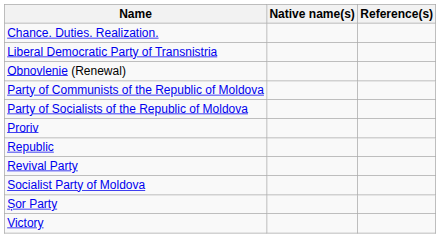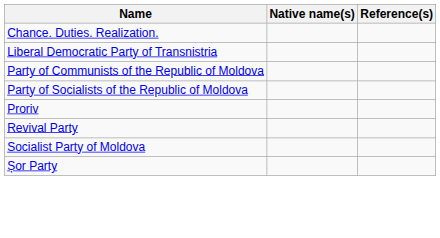- row: (67, 71)
- row: (30, 147)
- row: (25, 223)
